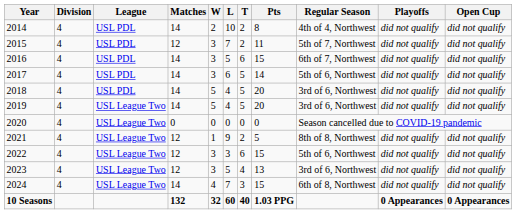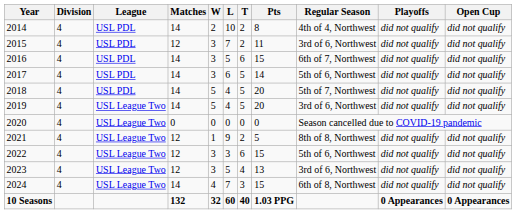(337, 43) 5th of 7, Northwest -> (337, 43) 3rd of 6, Northwest
(337, 91) 3rd of 6, Northwest -> (337, 91) 5th of 7, Northwest
